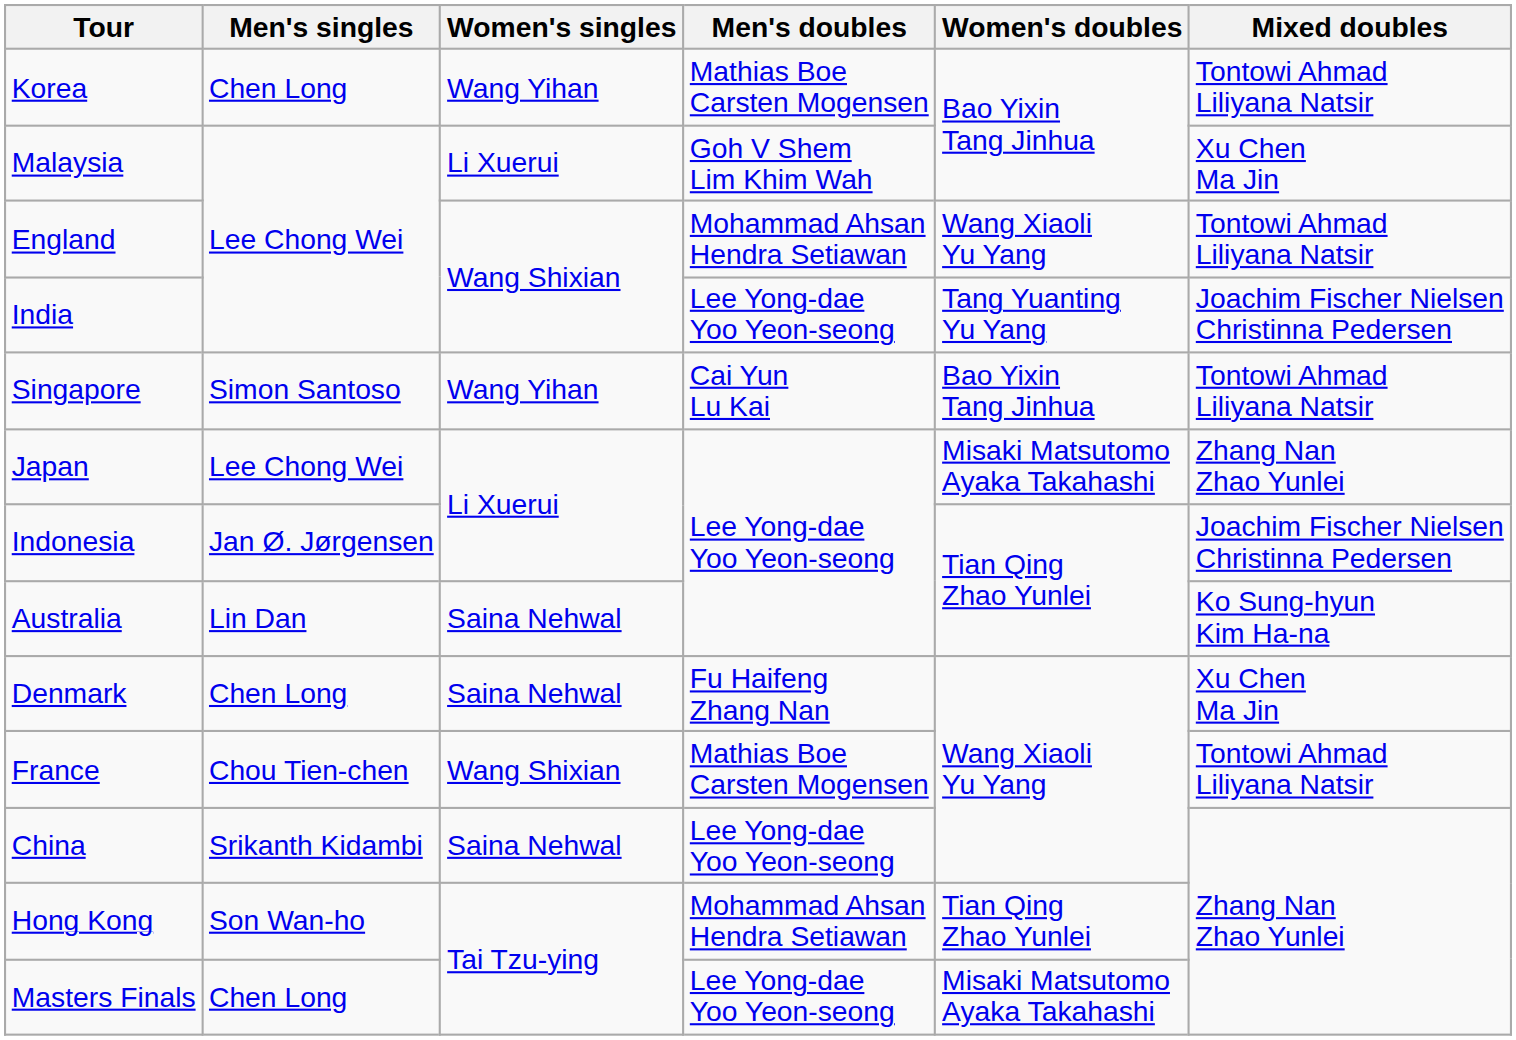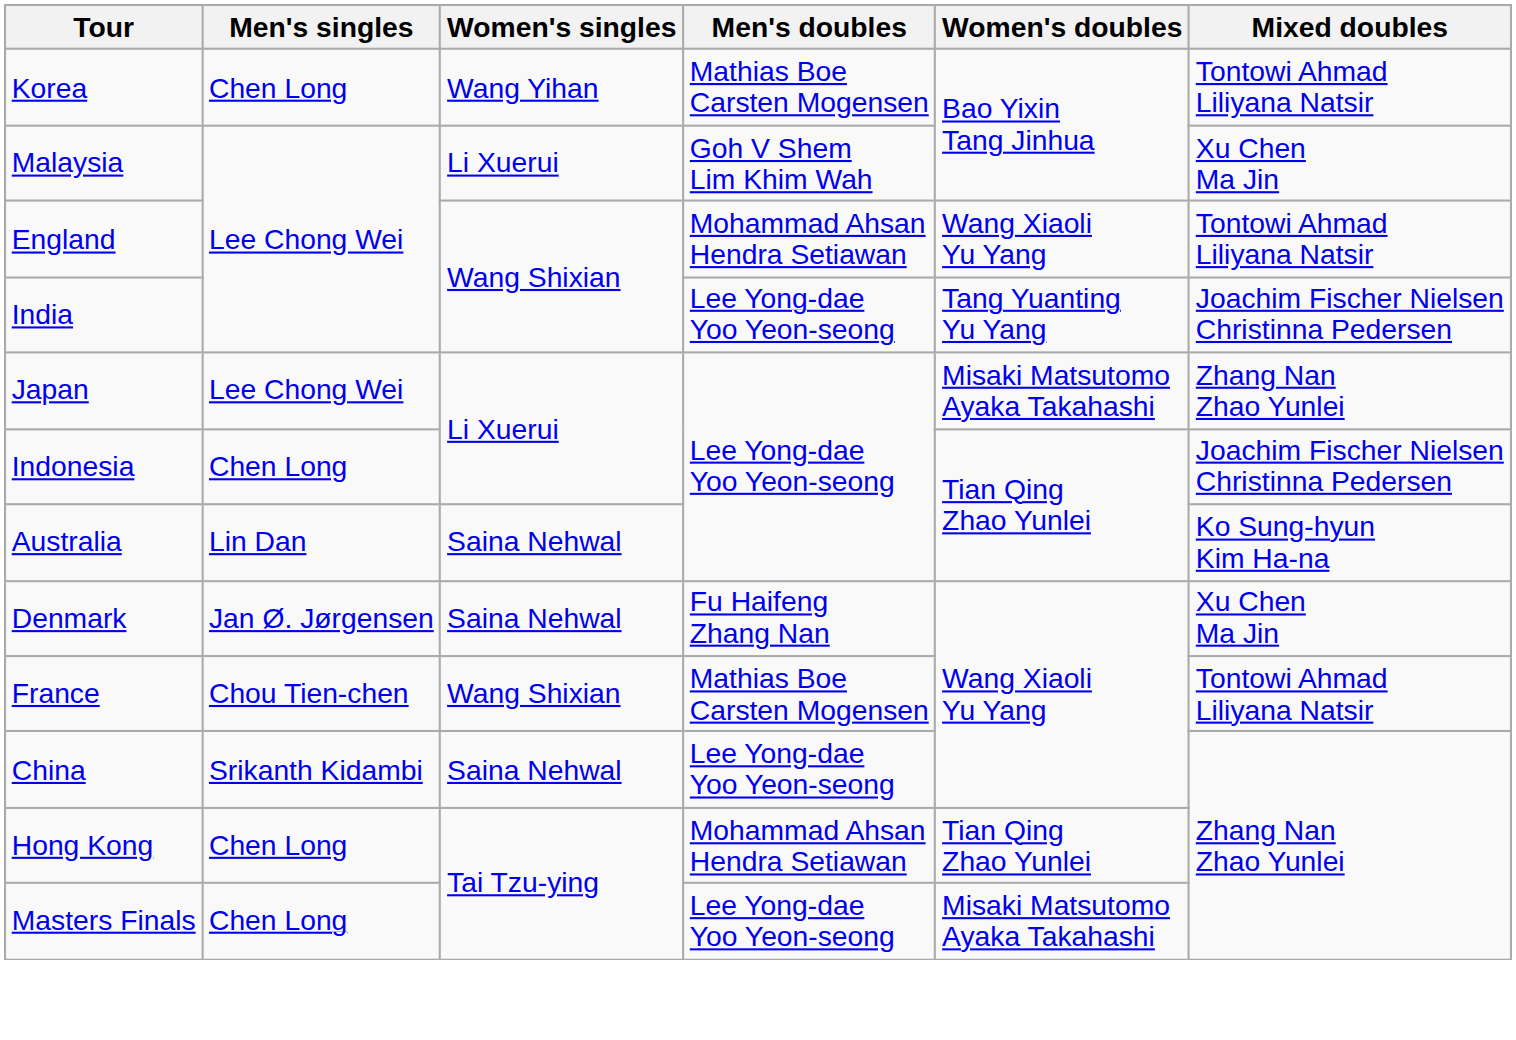- row: (76, 390)
(321, 542) Jan Ø. Jørgensen -> (278, 466) Chen Long
(278, 693) Chen Long -> (321, 618) Jan Ø. Jørgensen
(287, 921) Son Wan-ho -> (278, 845) Chen Long
